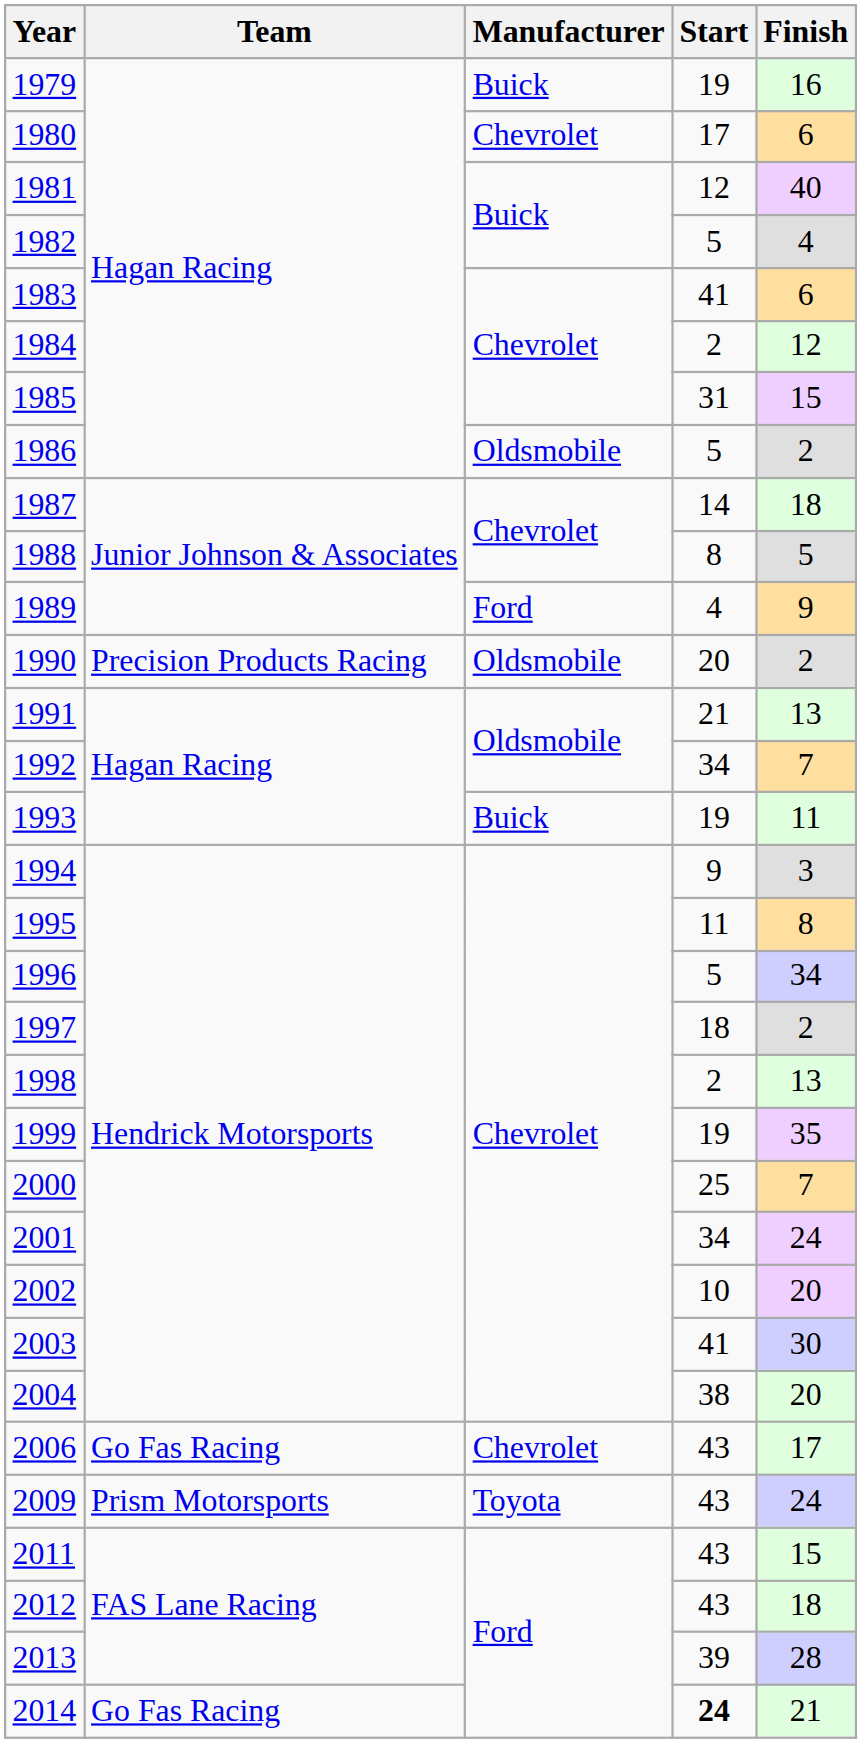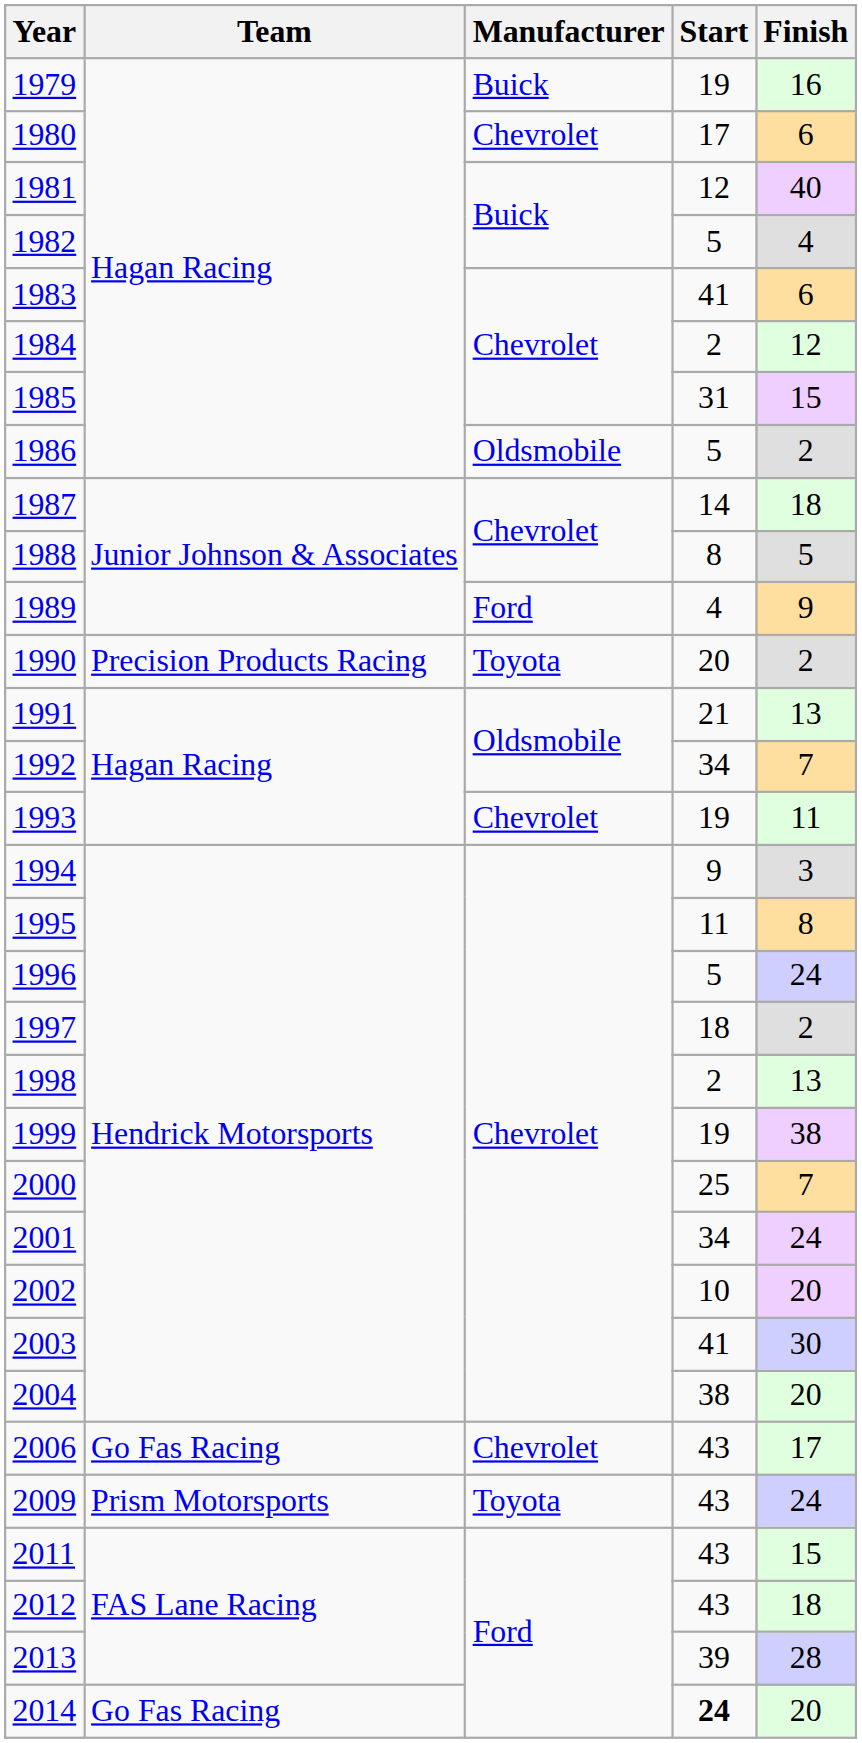(547, 660) Oldsmobile -> (517, 660) Toyota
(511, 818) Buick -> (535, 818) Chevrolet
(806, 975) 34 -> (806, 975) 24
(806, 1133) 35 -> (806, 1133) 38
(806, 1710) 21 -> (806, 1710) 20
